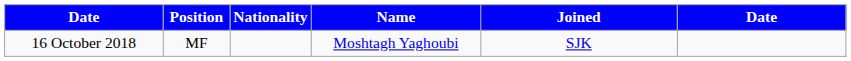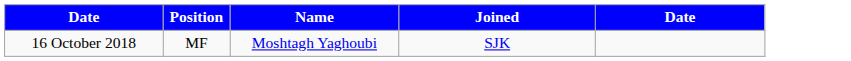- column: (270, 17)
